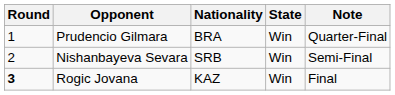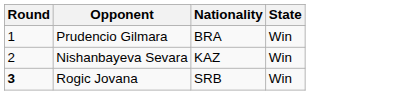- column: (348, 15)
(208, 57) SRB -> (207, 57) KAZ
(207, 79) KAZ -> (208, 79) SRB
